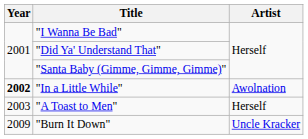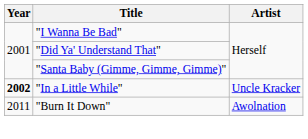(259, 87) Awolnation -> (266, 87) Uncle Kracker
- row: (77, 106)
(19, 124) 2009 -> (19, 106) 2011
(266, 124) Uncle Kracker -> (259, 106) Awolnation
